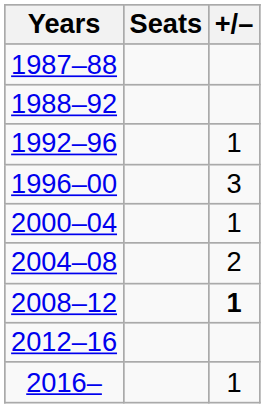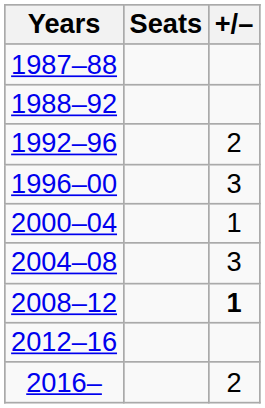(234, 143) 1 -> (234, 143) 2
(234, 262) 2 -> (234, 262) 3
(234, 382) 1 -> (234, 382) 2
